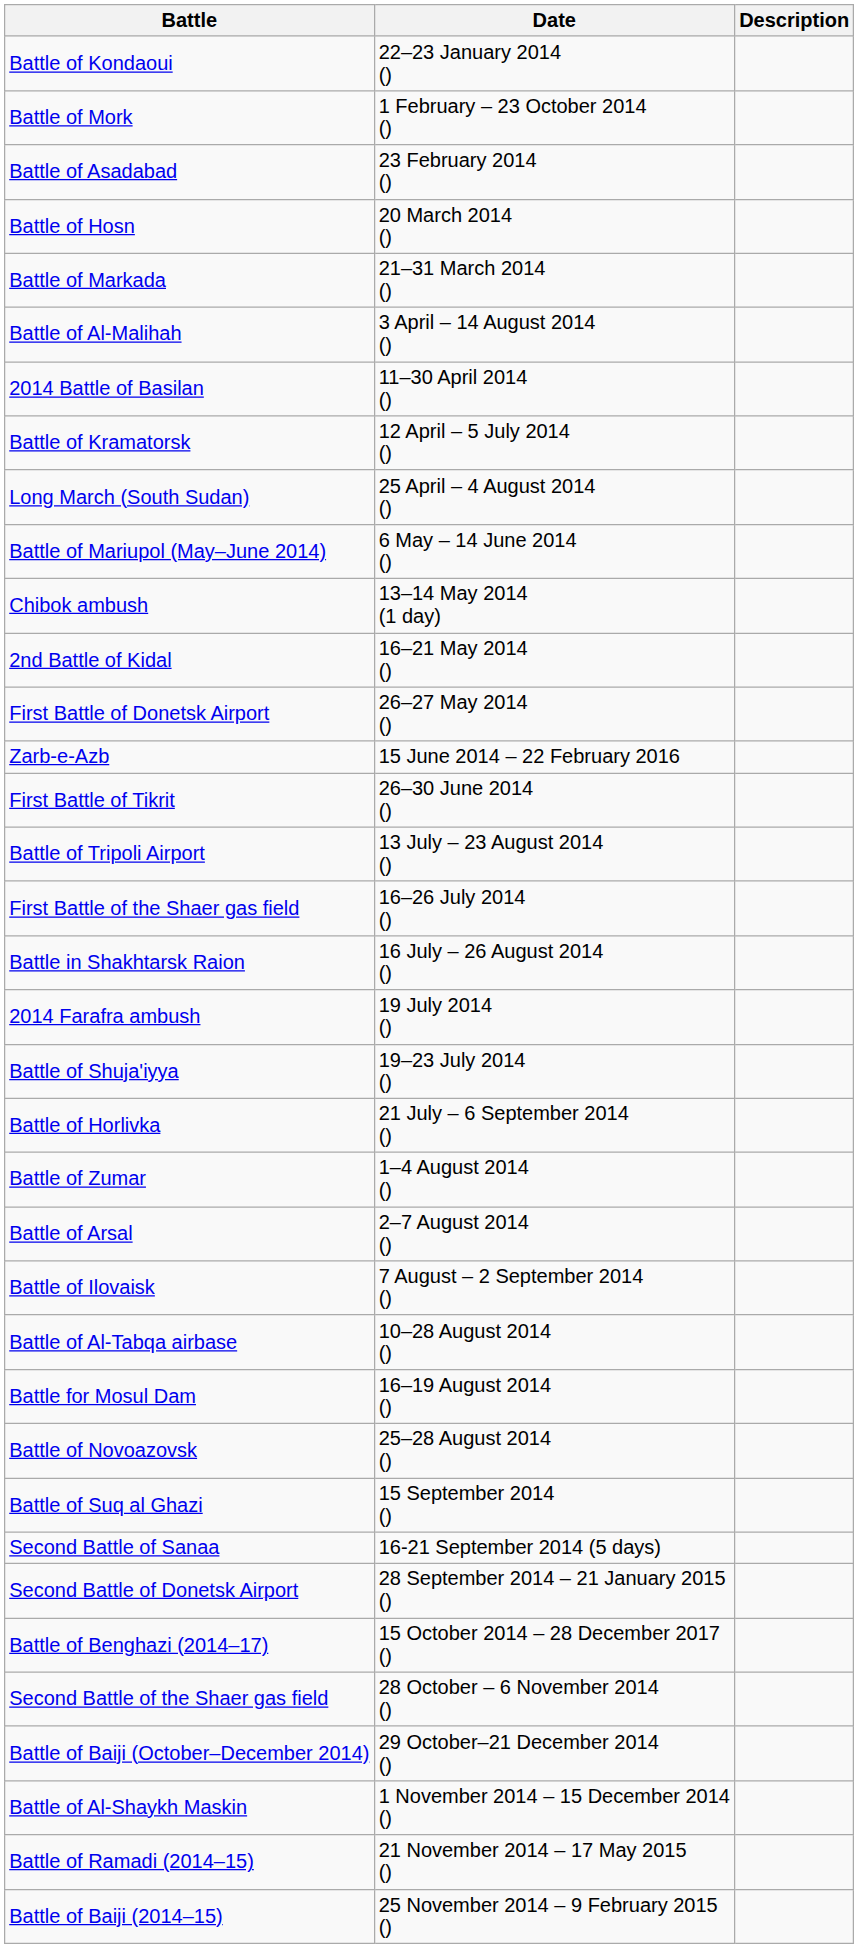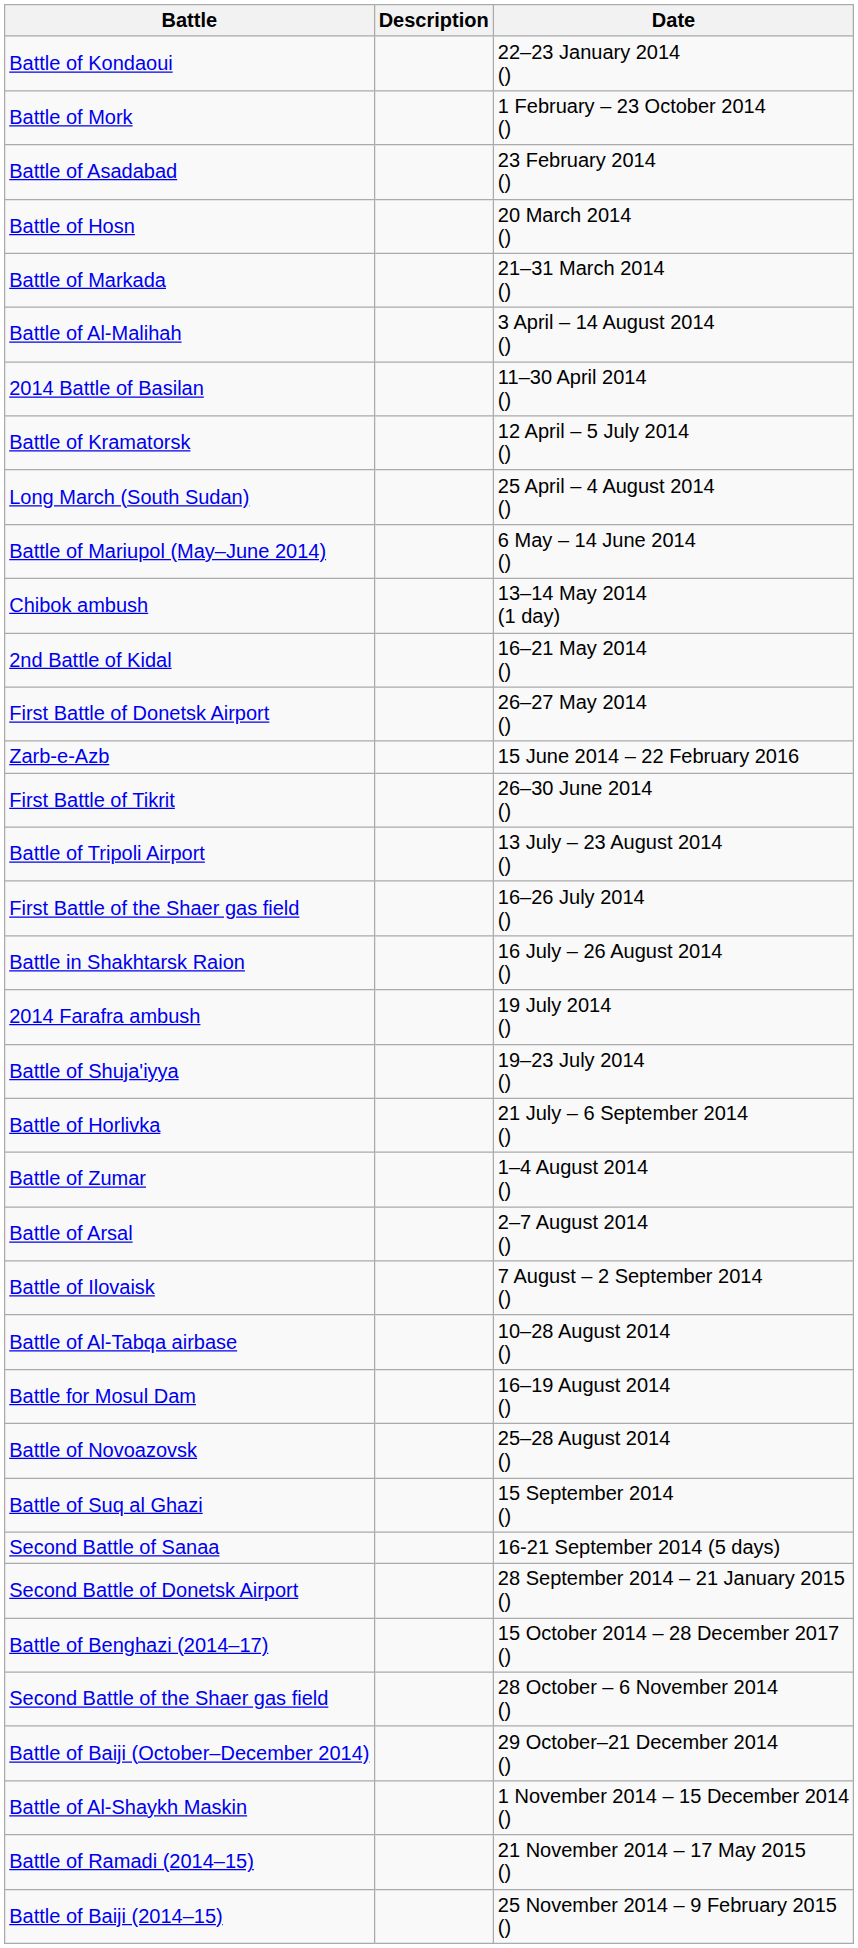columns swapped: (554, 20) <-> (794, 20)
